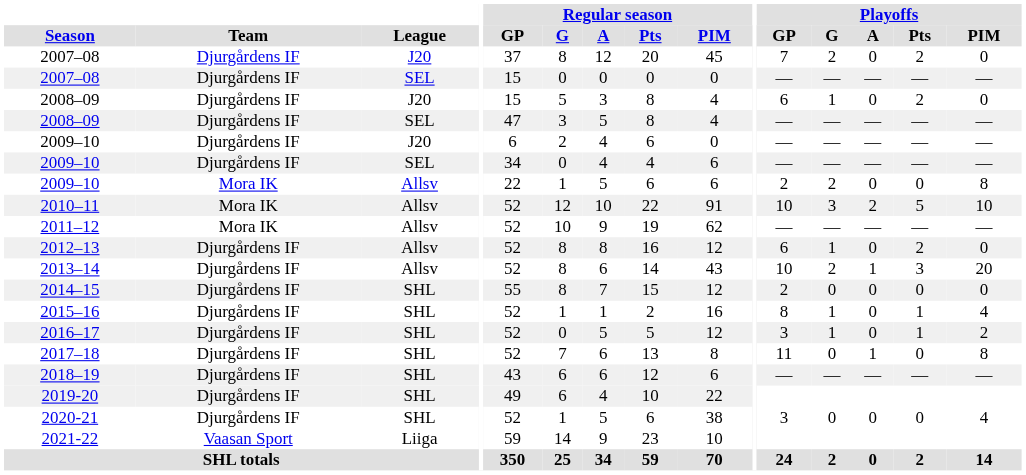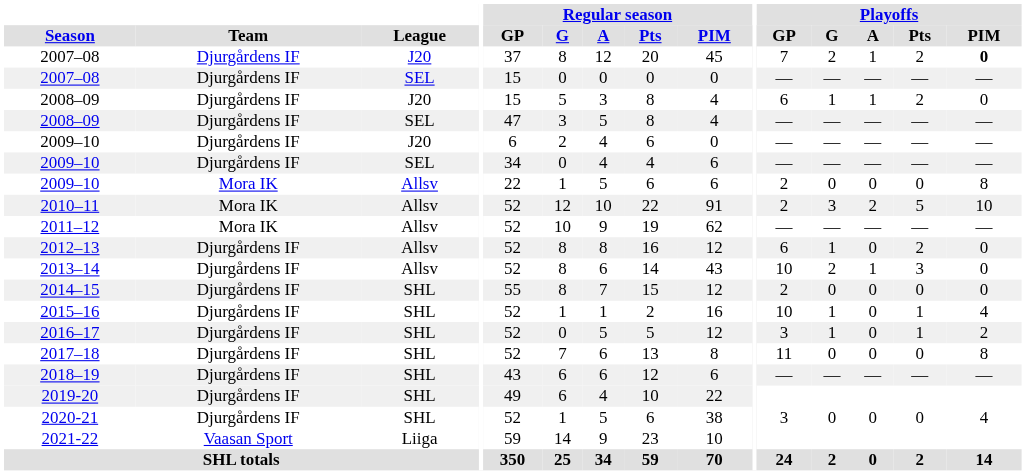(873, 56) 0 -> (873, 56) 1
(984, 56) normal -> (984, 56) bold
(873, 99) 0 -> (873, 99) 1
(832, 184) 2 -> (832, 184) 0
(784, 205) 10 -> (784, 205) 2
(984, 268) 20 -> (984, 268) 0
(784, 311) 8 -> (784, 311) 10
(873, 353) 1 -> (873, 353) 0
